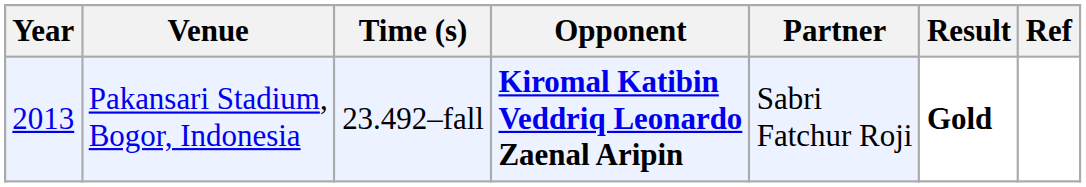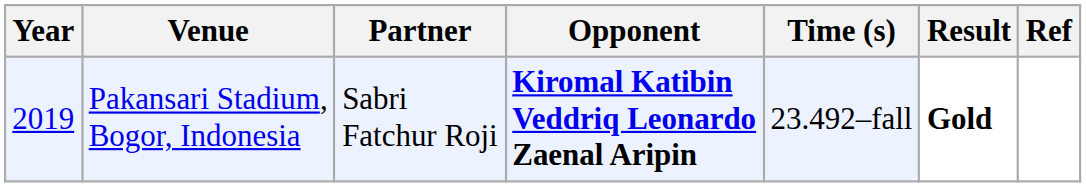columns swapped: (835, 30) <-> (413, 30)
(43, 118) 2013 -> (43, 118) 2019
